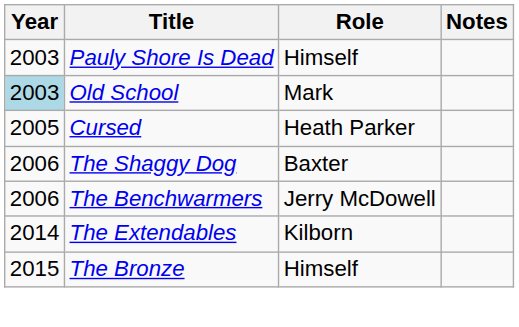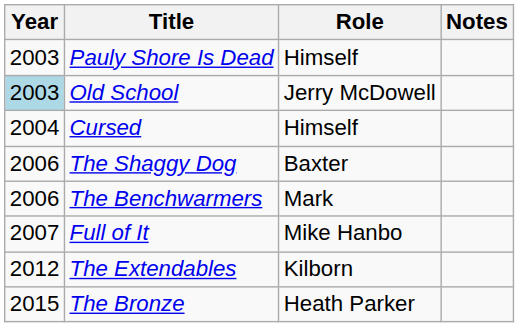(308, 92) Mark -> (360, 92) Jerry McDowell
(35, 127) 2005 -> (35, 127) 2004
(349, 127) Heath Parker -> (321, 127) Himself
(360, 198) Jerry McDowell -> (308, 198) Mark
+ row: (109, 233)
(35, 233) 2014 -> (35, 269) 2012
(321, 269) Himself -> (349, 304) Heath Parker
